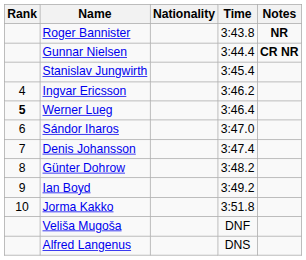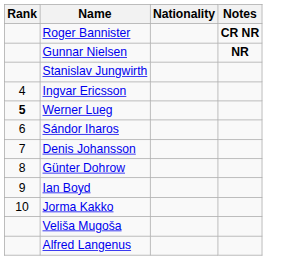- column: (238, 14)
(279, 33) NR -> (240, 33) CR NR
(279, 52) CR NR -> (240, 52) NR
